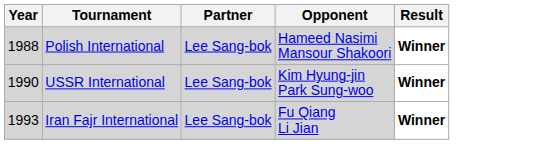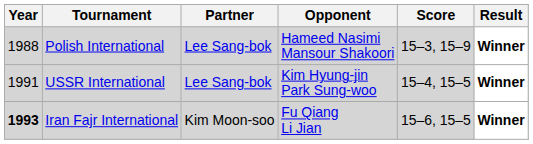+ column: (436, 16)
(23, 83) 1990 -> (23, 83) 1991
(23, 121) normal -> (23, 121) bold
(228, 121) Lee Sang-bok -> (230, 121) Kim Moon-soo
